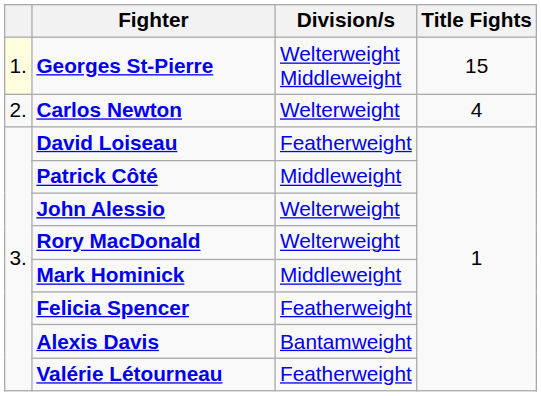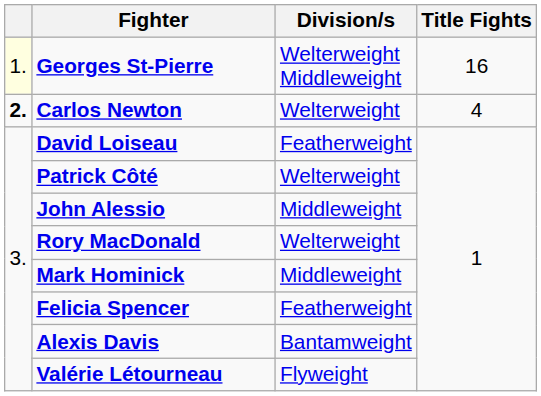(477, 65) 15 -> (477, 65) 16
(18, 110) normal -> (18, 110) bold
(341, 176) Middleweight -> (340, 176) Welterweight
(340, 209) Welterweight -> (341, 209) Middleweight
(346, 374) Featherweight -> (324, 374) Flyweight
